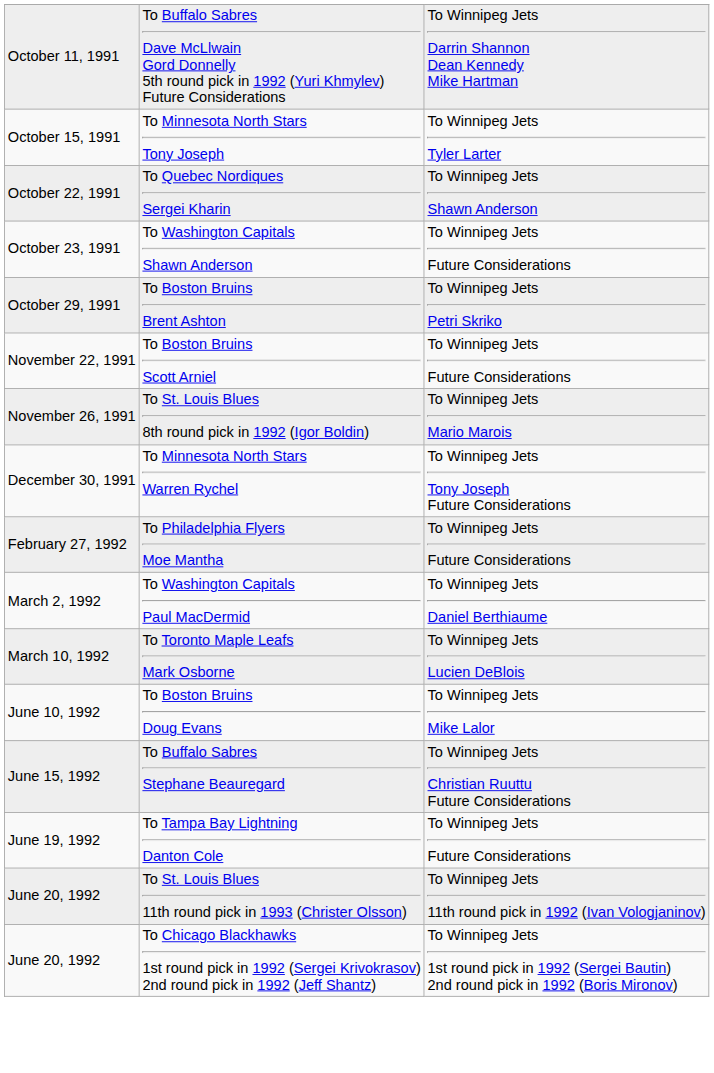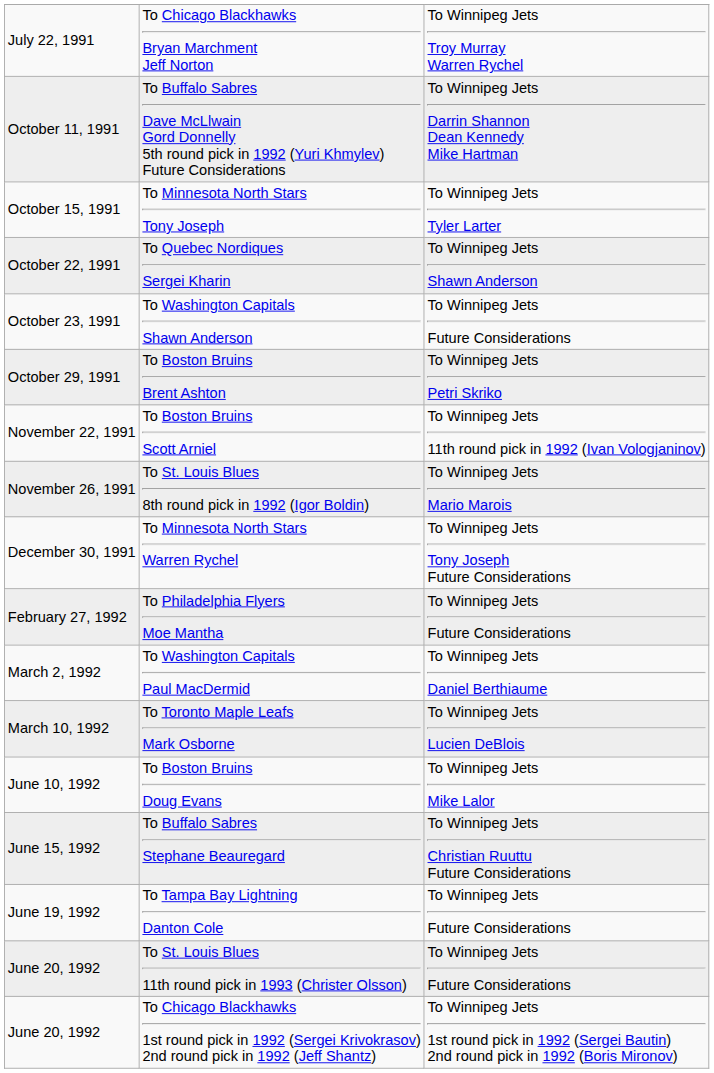+ row: (282, 40)
(567, 360) To Winnipeg Jets Future Considerations -> (567, 433) To Winnipeg Jets 11th round pick in 1992 (Ivan Vologjaninov)
(567, 896) To Winnipeg Jets 11th round pick in 1992 (Ivan Vologjaninov) -> (567, 968) To Winnipeg Jets Future Considerations
